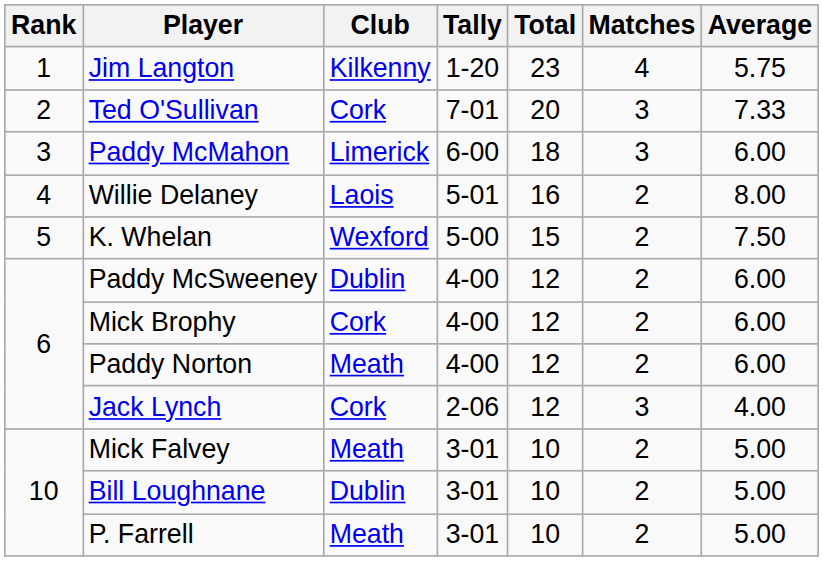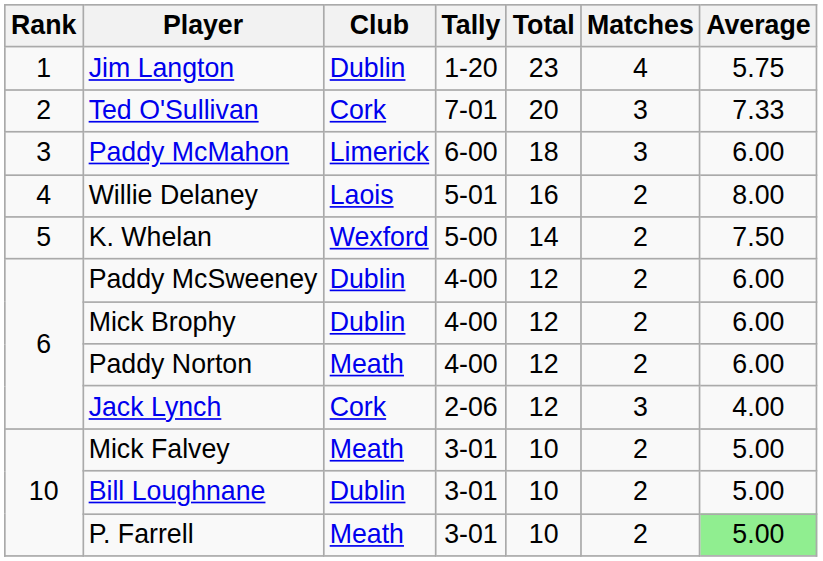(380, 68) Kilkenny -> (368, 68) Dublin
(545, 237) 15 -> (544, 237) 14
(358, 322) Cork -> (368, 322) Dublin
(760, 534) no background -> (758, 534) lightgreen background
